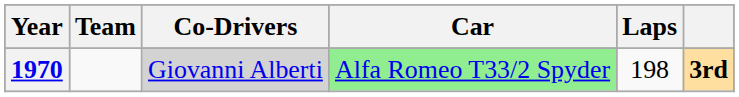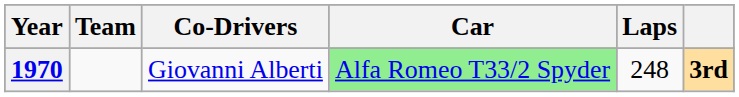(235, 69) lightgrey background -> (235, 69) no background
(650, 69) 198 -> (650, 69) 248
